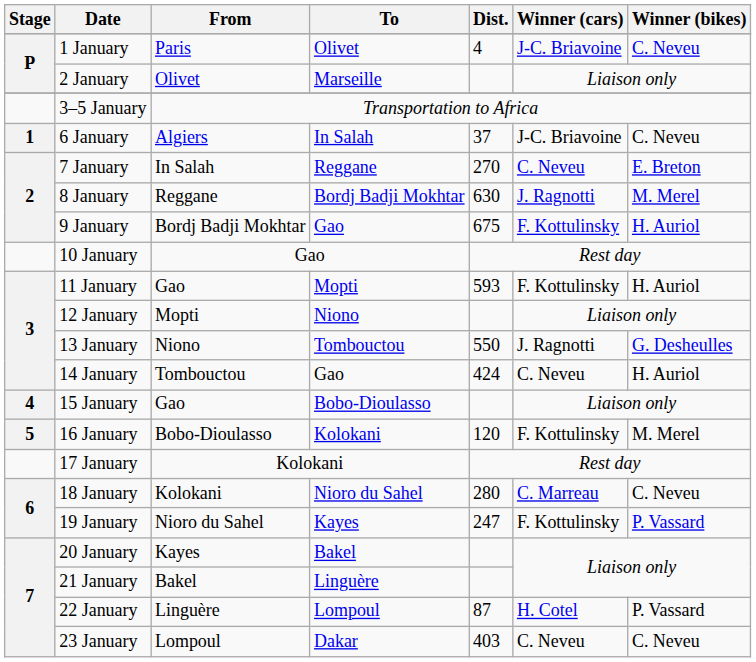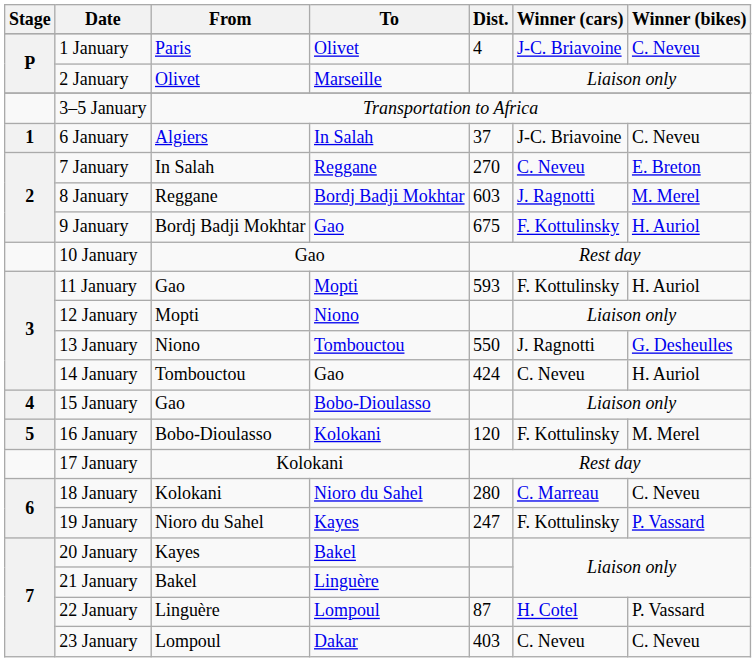(486, 196) 630 -> (486, 196) 603
